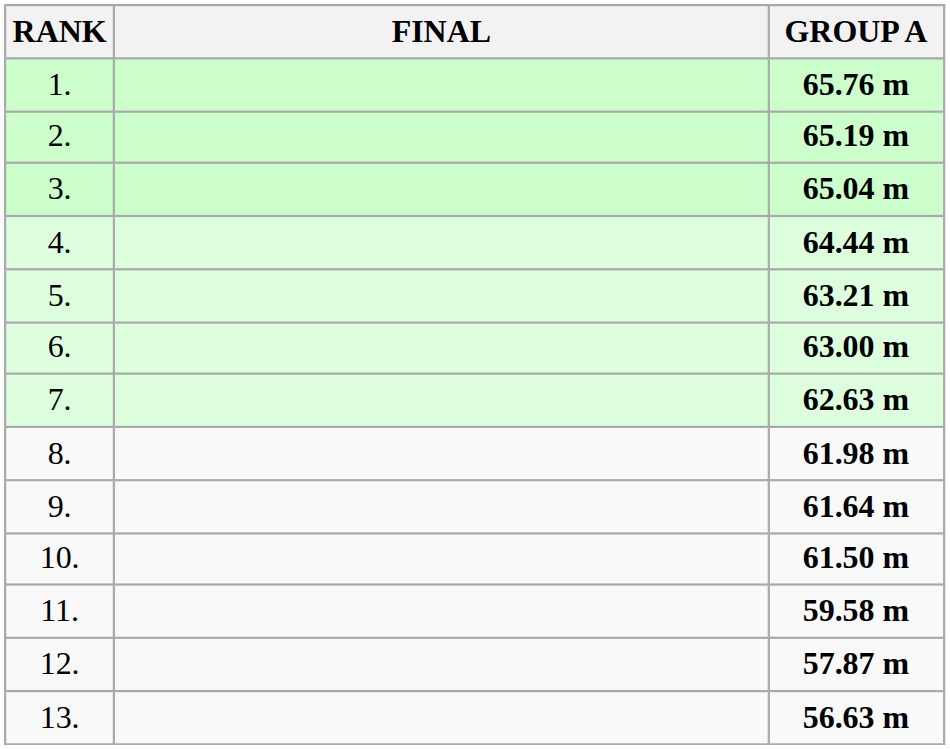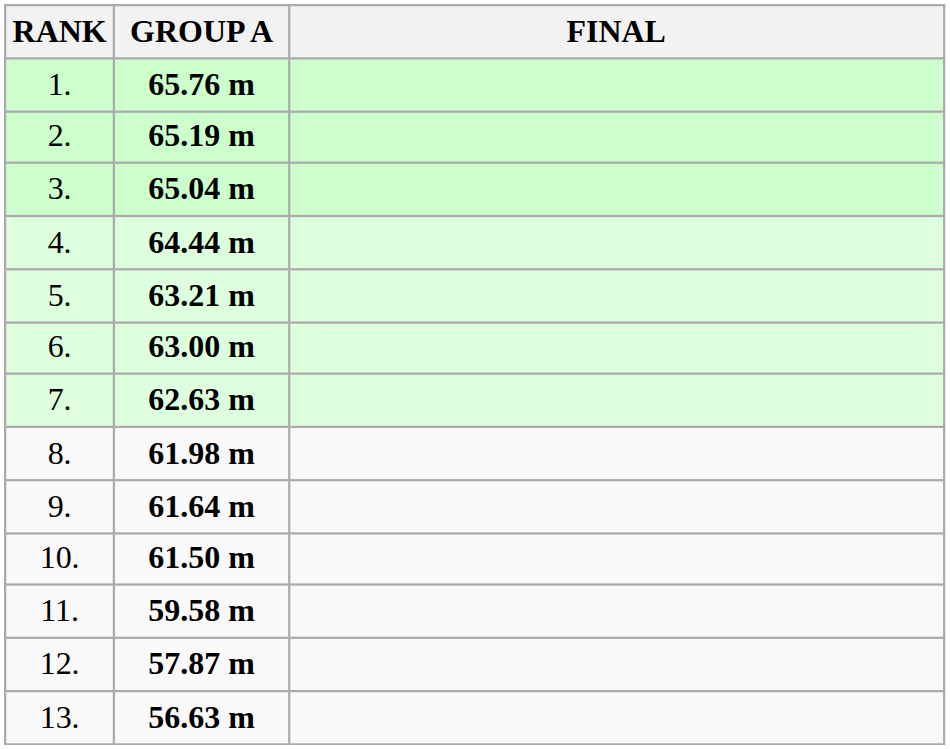columns swapped: (441, 31) <-> (856, 31)
